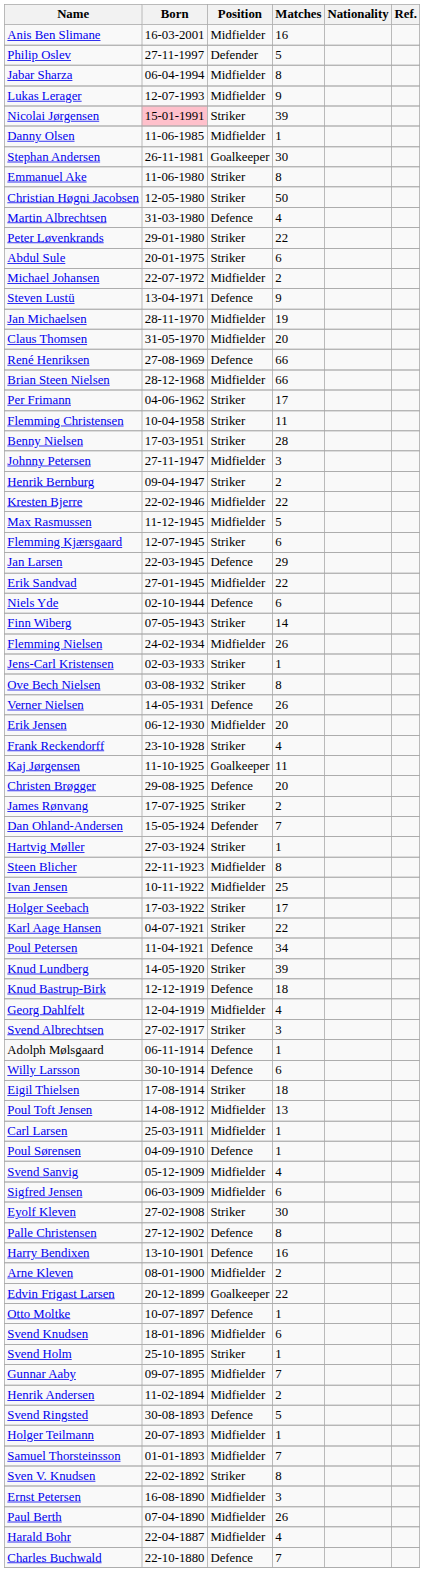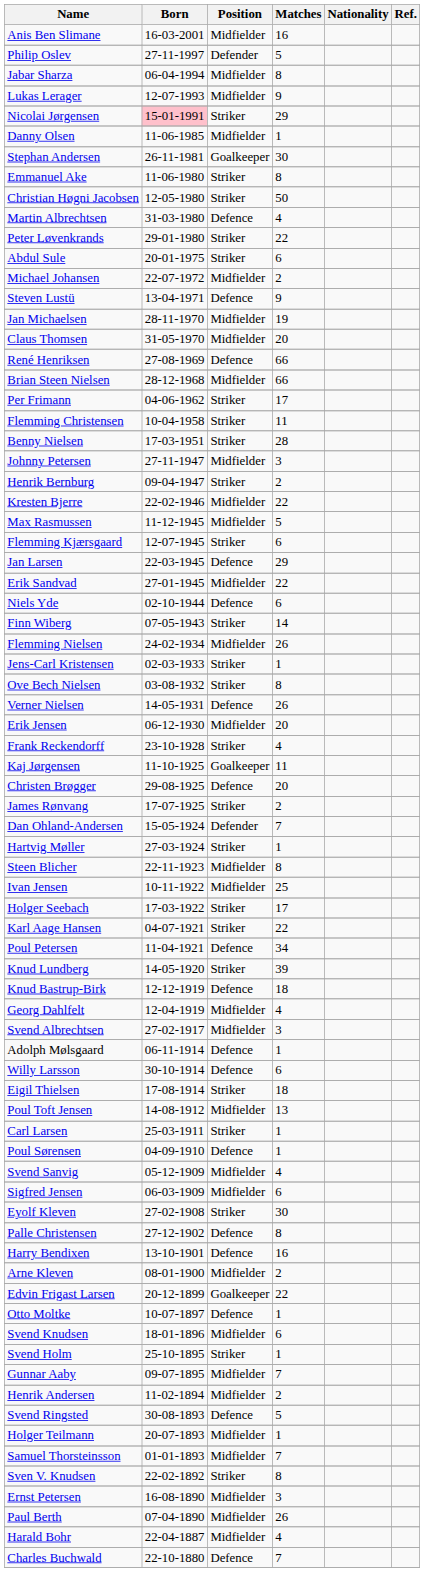(282, 116) 39 -> (282, 116) 29
(228, 1029) Striker -> (238, 1029) Midfielder
(238, 1131) Midfielder -> (228, 1131) Striker
